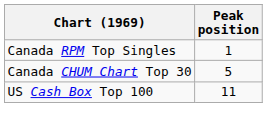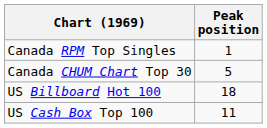+ row: (84, 92)
